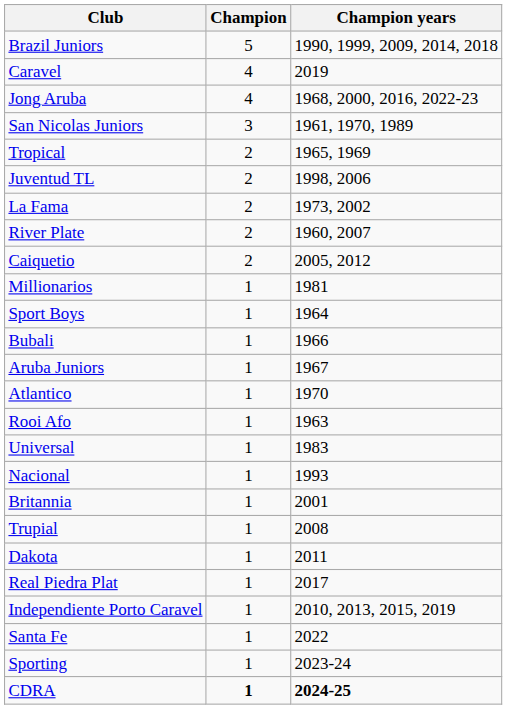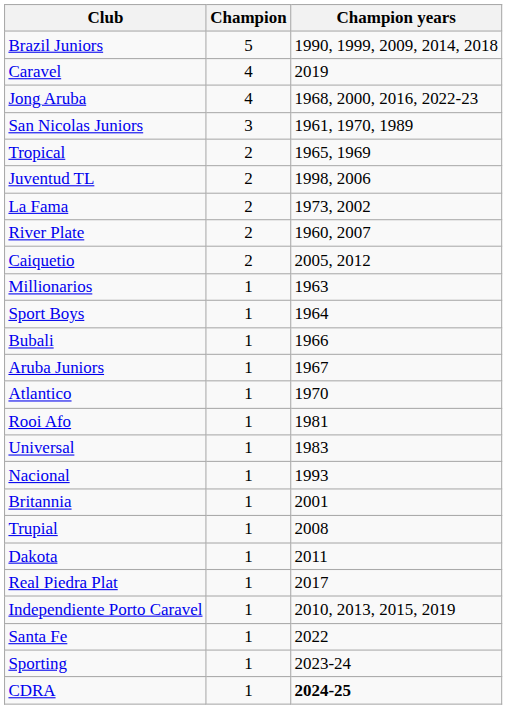(311, 286) 1981 -> (311, 286) 1963
(311, 421) 1963 -> (311, 421) 1981
(248, 690) bold -> (248, 690) normal
